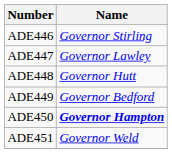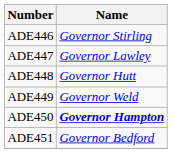(107, 96) Governor Bedford -> (99, 96) Governor Weld
(99, 138) Governor Weld -> (107, 138) Governor Bedford
